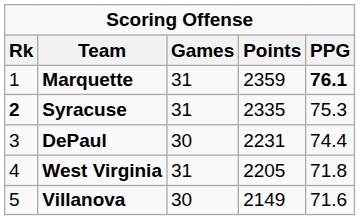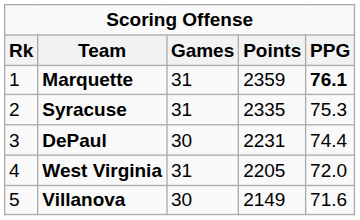(14, 110) bold -> (14, 110) normal
(329, 170) 71.8 -> (329, 170) 72.0
